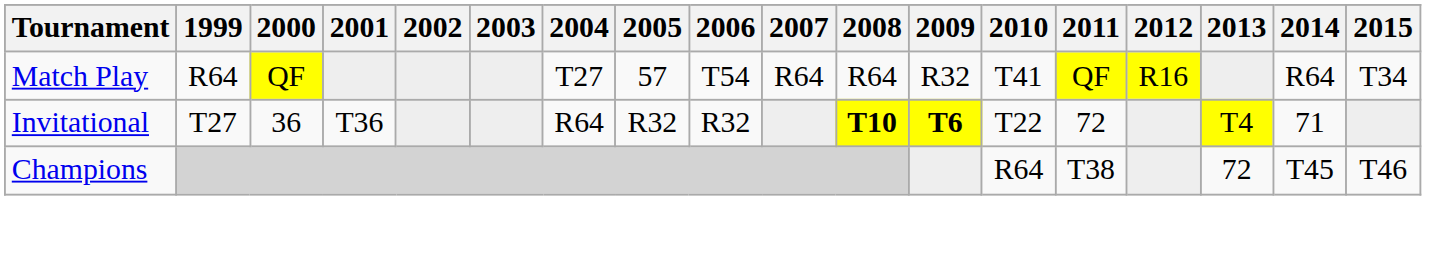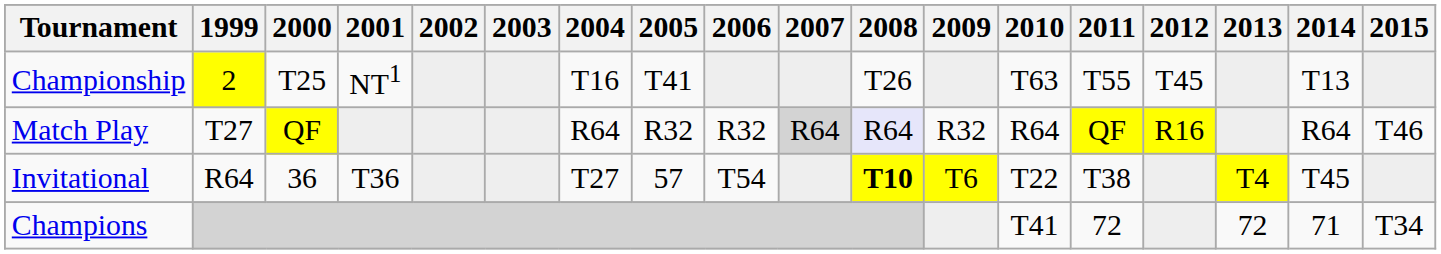+ row: (99, 79)
(213, 75) R64 -> (229, 130) T27
(579, 75) T27 -> (595, 130) R64
(652, 75) 57 -> (668, 130) R32
(726, 75) T54 -> (742, 130) R32
(799, 75) no background -> (815, 130) lightgrey background
(872, 75) no background -> (888, 130) lavender background
(1019, 75) T41 -> (1034, 130) R64
(1383, 75) T34 -> (1399, 130) T46
(213, 122) T27 -> (229, 177) R64
(579, 122) R64 -> (595, 177) T27
(652, 122) R32 -> (668, 177) 57
(726, 122) R32 -> (742, 177) T54
(945, 122) bold -> (961, 177) normal
(1091, 122) 72 -> (1107, 177) T38
(1310, 122) 71 -> (1326, 177) T45
(1019, 169) R64 -> (1034, 224) T41
(1091, 169) T38 -> (1107, 224) 72
(1310, 169) T45 -> (1326, 224) 71
(1383, 169) T46 -> (1399, 224) T34
